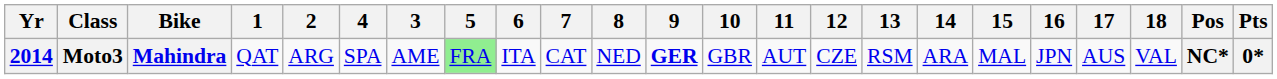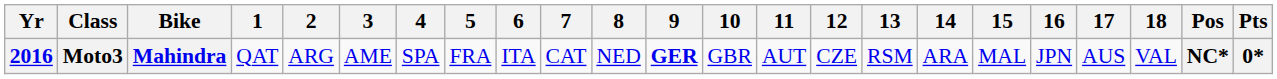columns swapped: (415, 21) <-> (363, 21)
(31, 55) 2014 -> (31, 55) 2016
(470, 55) lightgreen background -> (470, 55) no background
